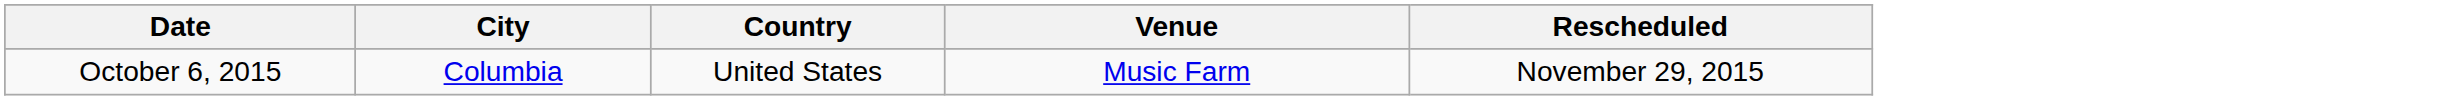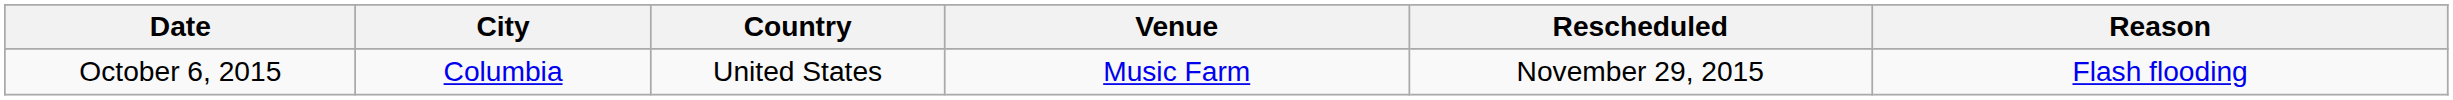+ column: (2160, 26)
